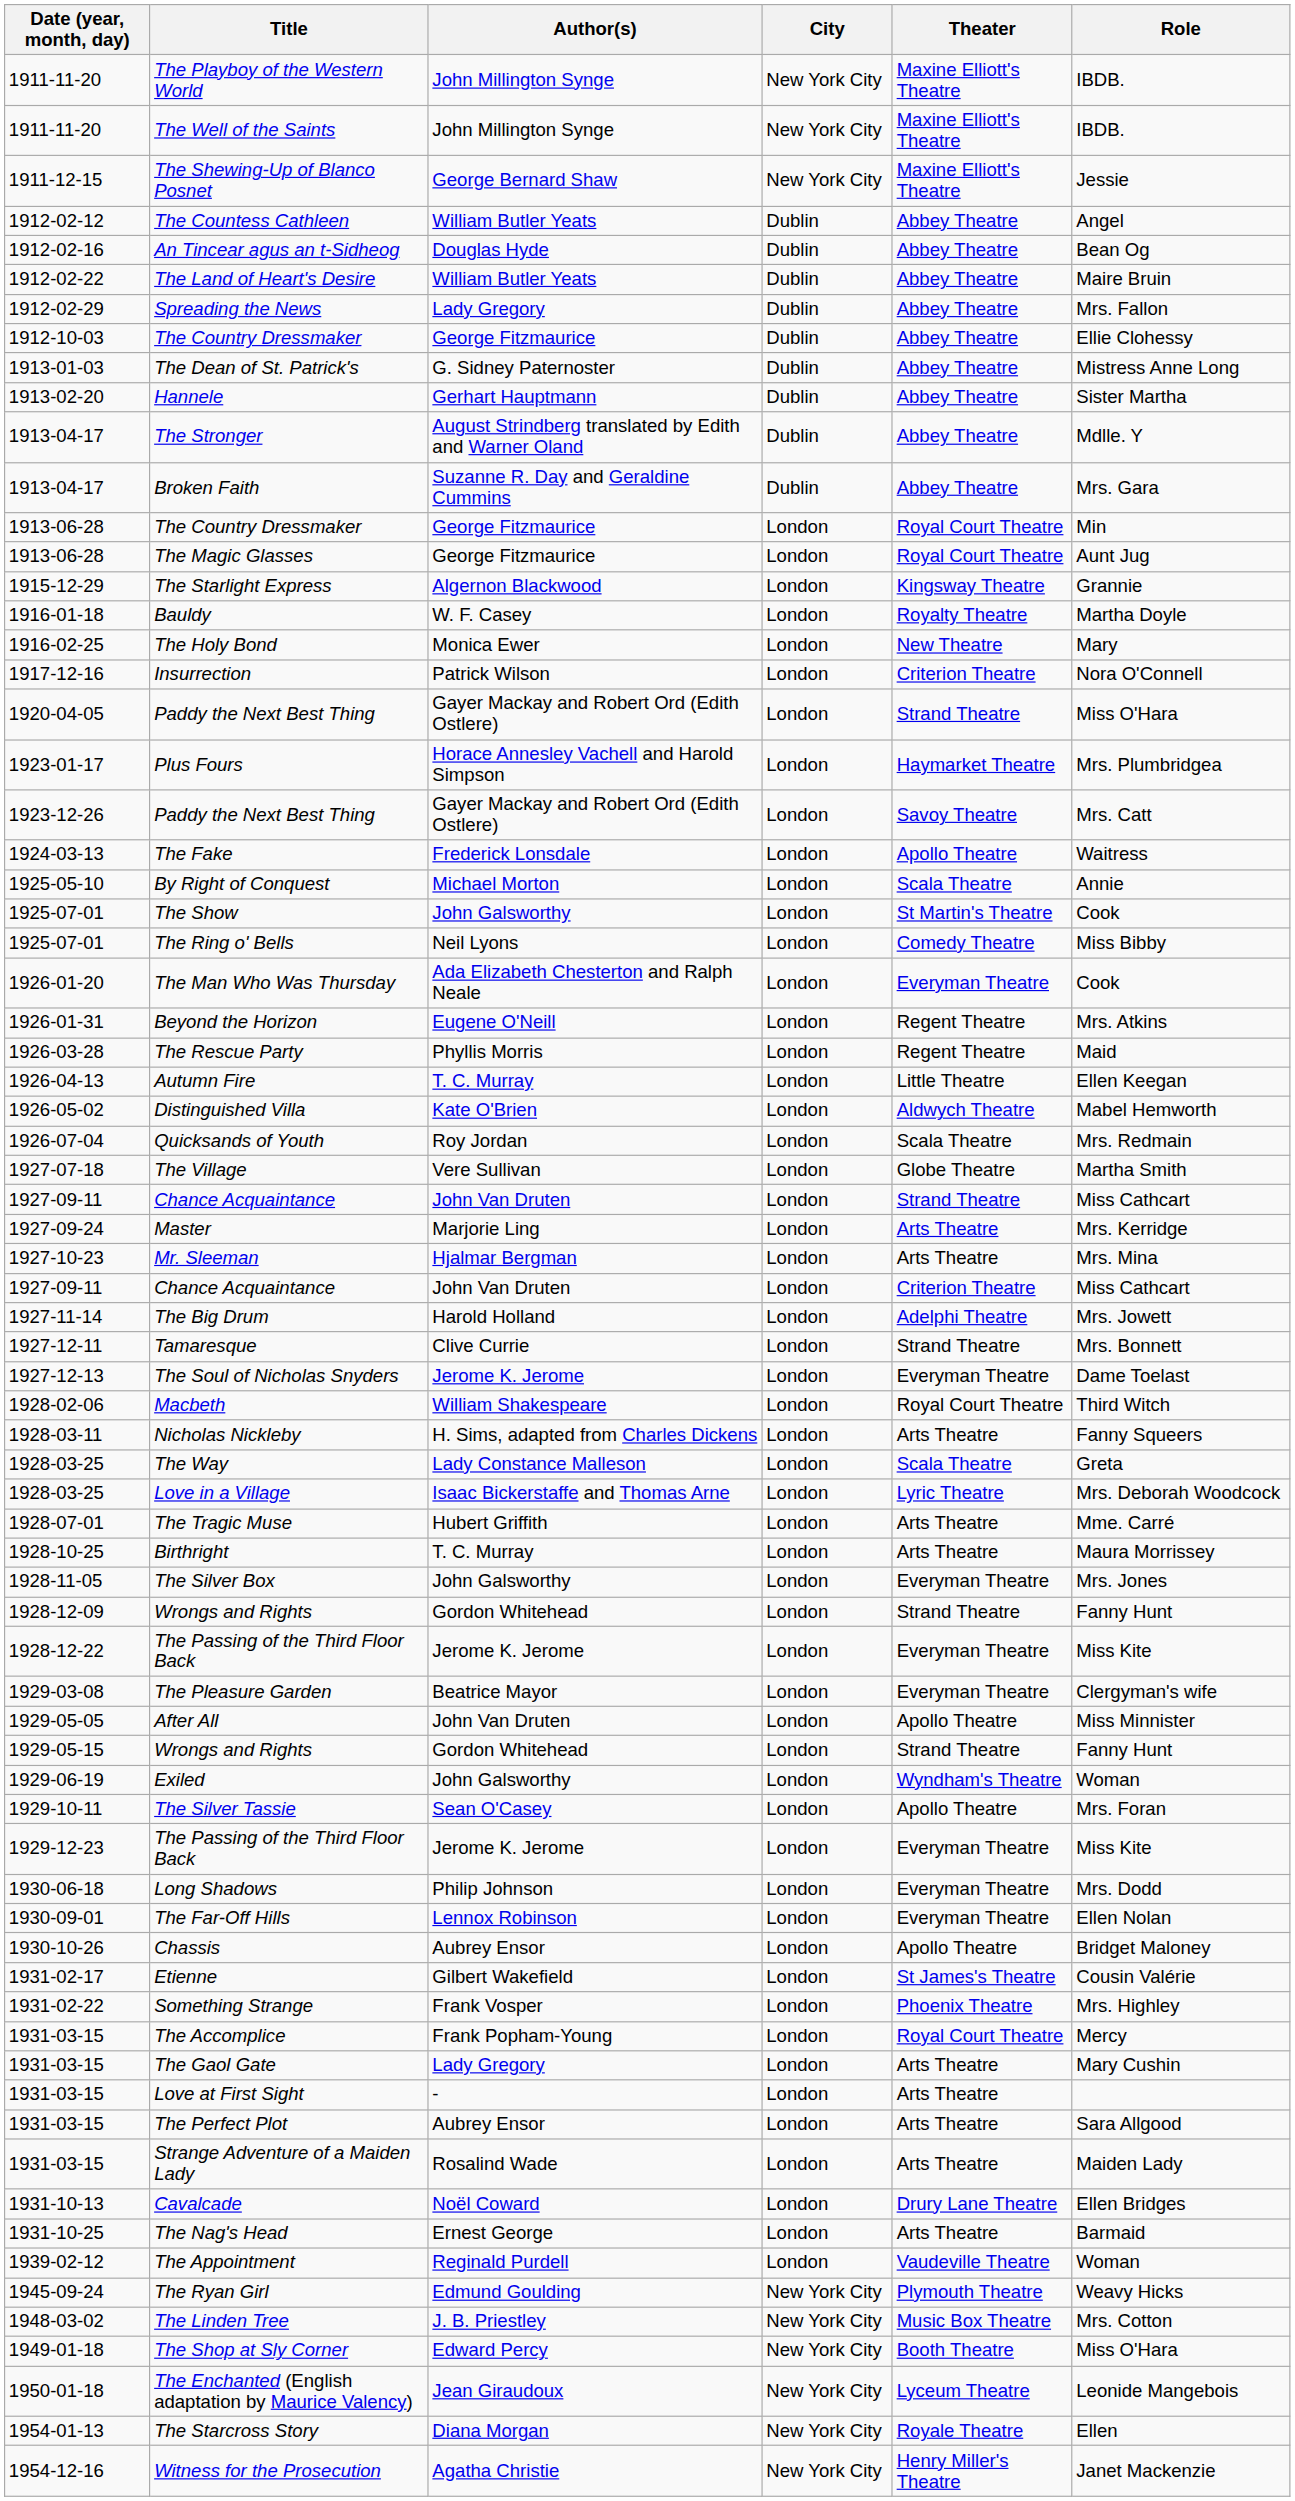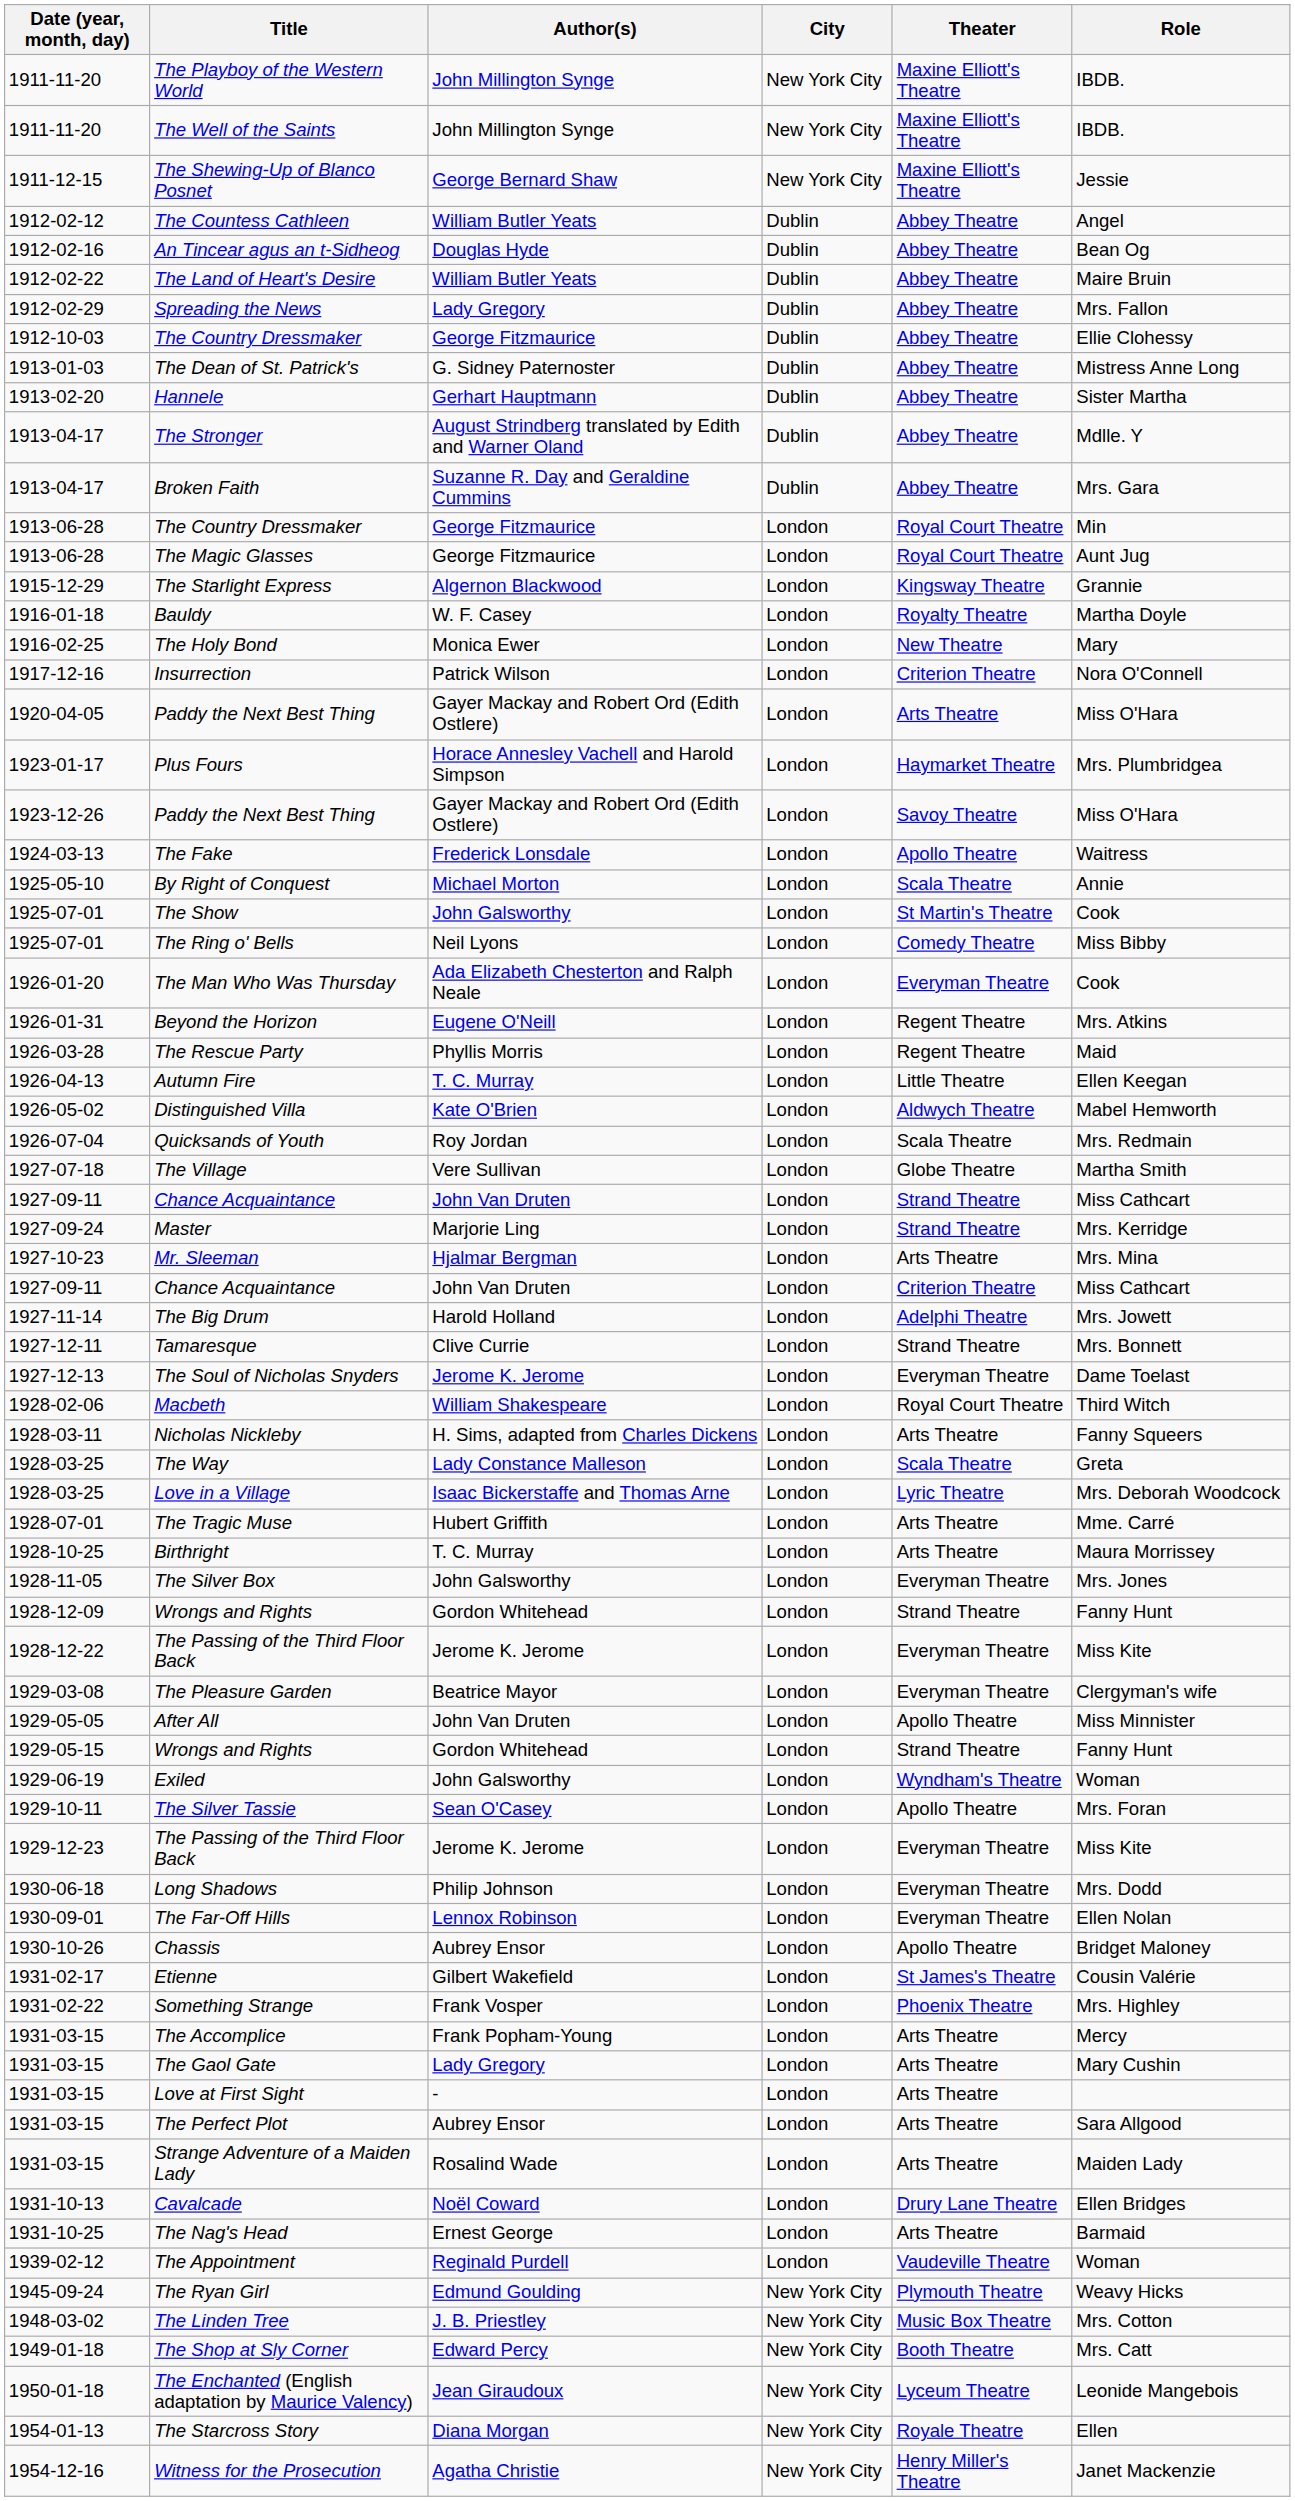(958, 714) Strand Theatre -> (948, 714) Arts Theatre
(1114, 814) Mrs. Catt -> (1127, 814) Miss O'Hara
(948, 1228) Arts Theatre -> (958, 1228) Strand Theatre
(980, 2035) Royal Court Theatre -> (948, 2035) Arts Theatre
(1127, 2351) Miss O'Hara -> (1114, 2351) Mrs. Catt
